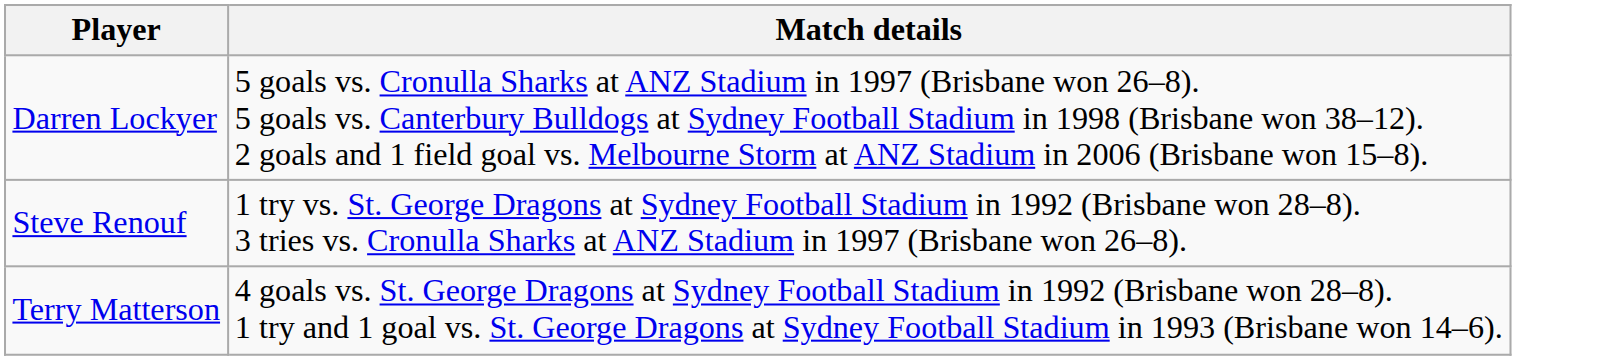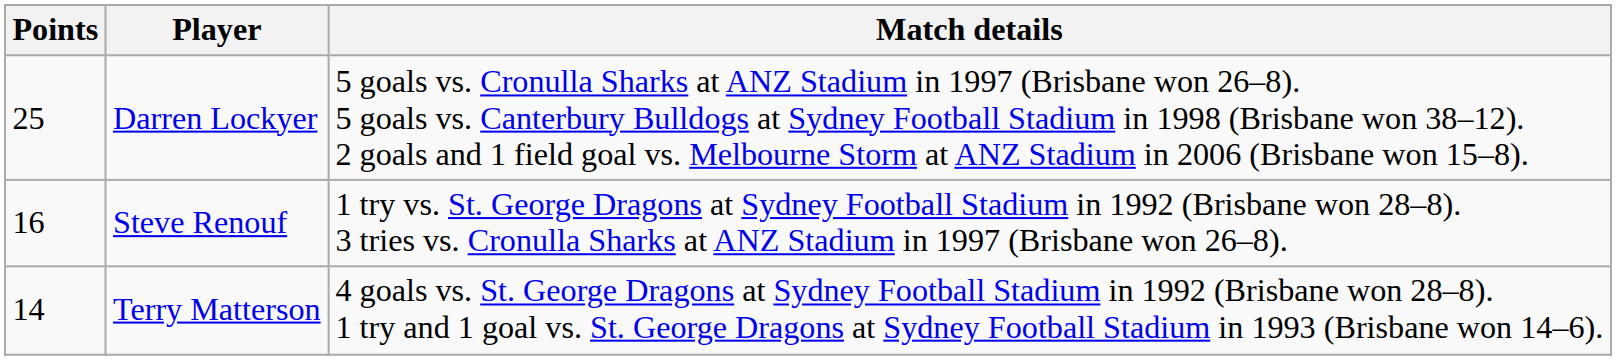+ column: (55, 30)
